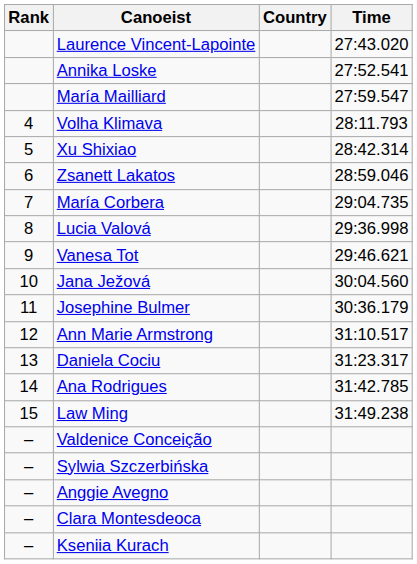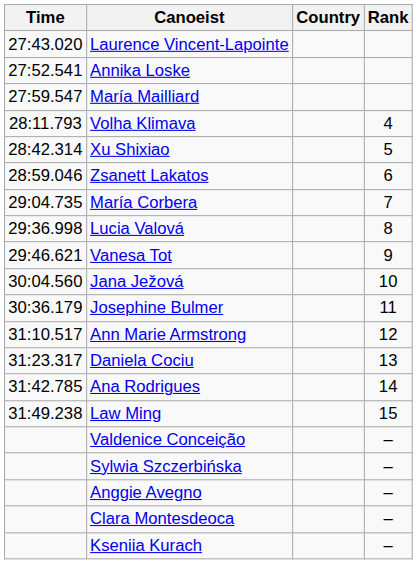columns swapped: (29, 17) <-> (371, 17)
